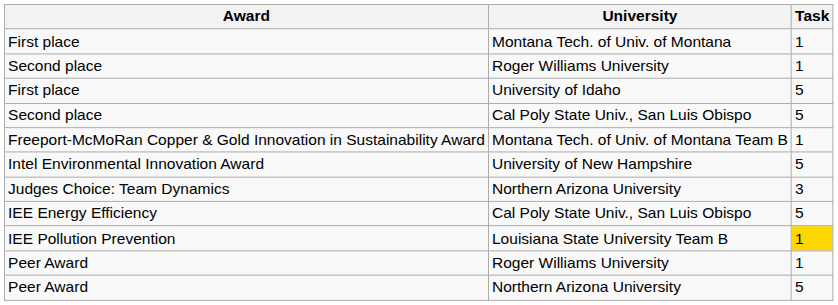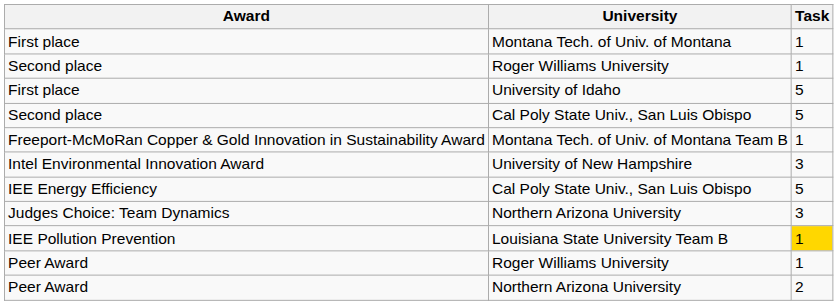(799, 164) 5 -> (799, 164) 3
rows swapped: (119, 189) <-> (83, 213)
(799, 287) 5 -> (799, 287) 2
